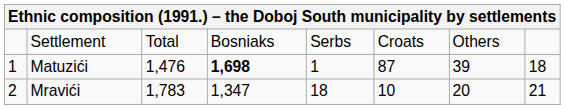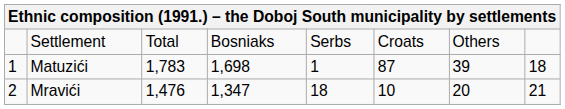(165, 66) 1,476 -> (165, 66) 1,783
(230, 66) bold -> (230, 66) normal
(165, 91) 1,783 -> (165, 91) 1,476
